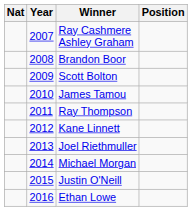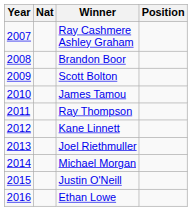columns swapped: (41, 13) <-> (16, 13)
